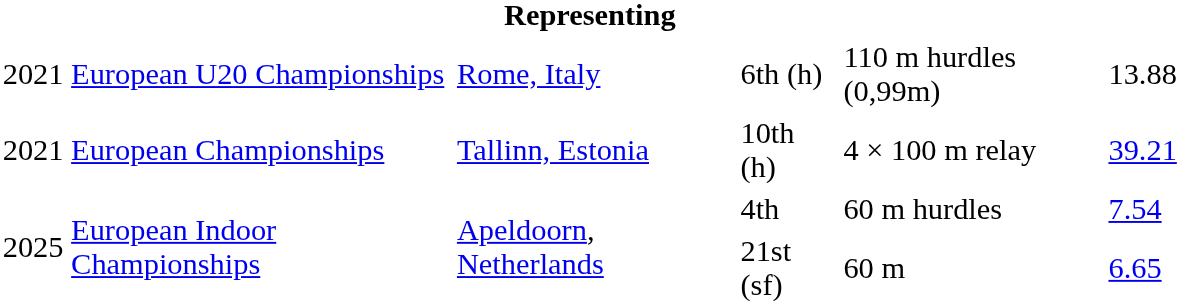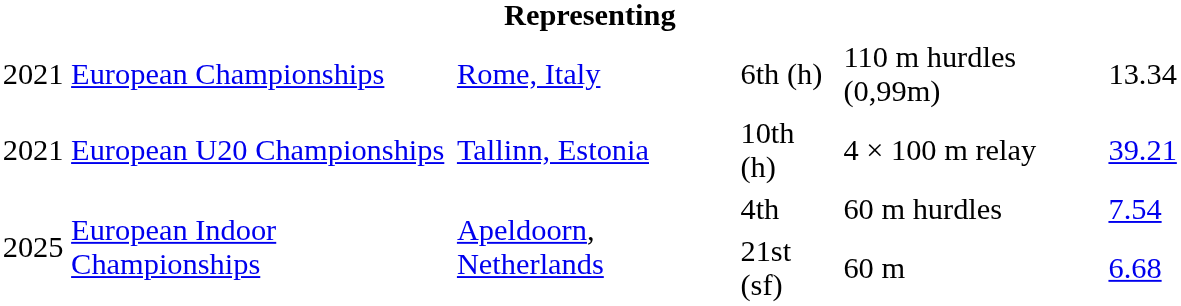(258, 74) European U20 Championships -> (228, 74) European Championships
(1143, 74) 13.88 -> (1143, 74) 13.34
(228, 150) European Championships -> (258, 150) European U20 Championships
(1135, 268) 6.65 -> (1135, 268) 6.68
